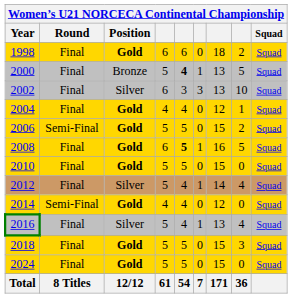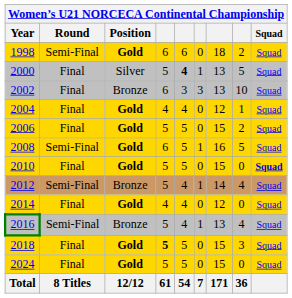(72, 52) Final -> (72, 52) Semi-Final
(130, 71) Bronze -> (130, 71) Silver
(130, 90) Silver -> (130, 90) Bronze
(72, 128) Semi-Final -> (72, 128) Final
(72, 147) Final -> (72, 147) Semi-Final
(184, 147) bold -> (184, 147) normal
(269, 167) normal -> (269, 166) bold
(72, 185) Final -> (72, 185) Semi-Final
(130, 185) Silver -> (130, 185) Bronze
(72, 204) Semi-Final -> (72, 204) Final
(72, 224) Final -> (73, 224) Semi-Final
(130, 224) Silver -> (130, 224) Bronze
(165, 245) normal -> (165, 245) bold
